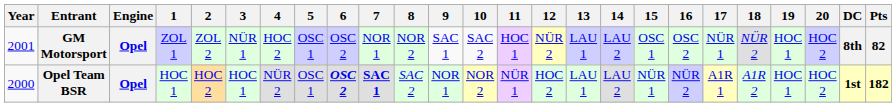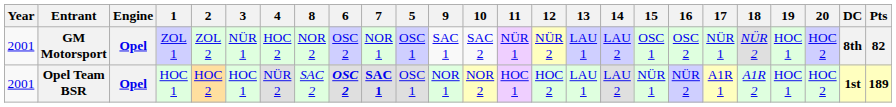columns swapped: (311, 15) <-> (411, 15)
(515, 45) HOC 1 -> (515, 45) NÜR 1
(21, 83) 2000 -> (21, 83) 2001
(515, 83) NÜR 1 -> (515, 83) HOC 1
(879, 83) 182 -> (879, 83) 189
